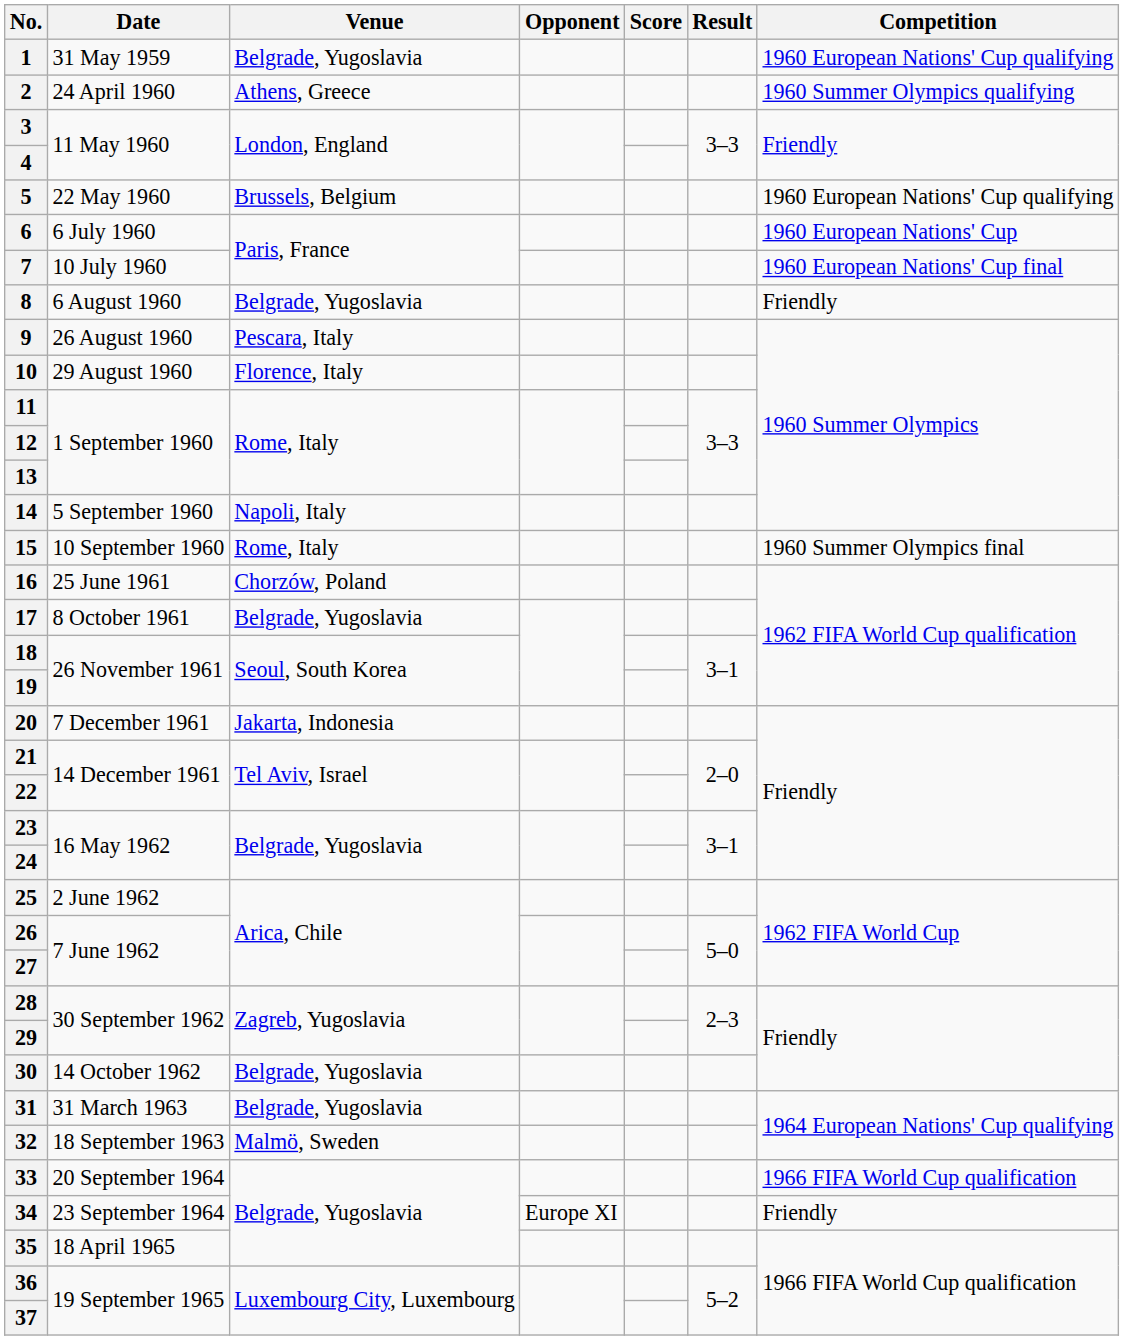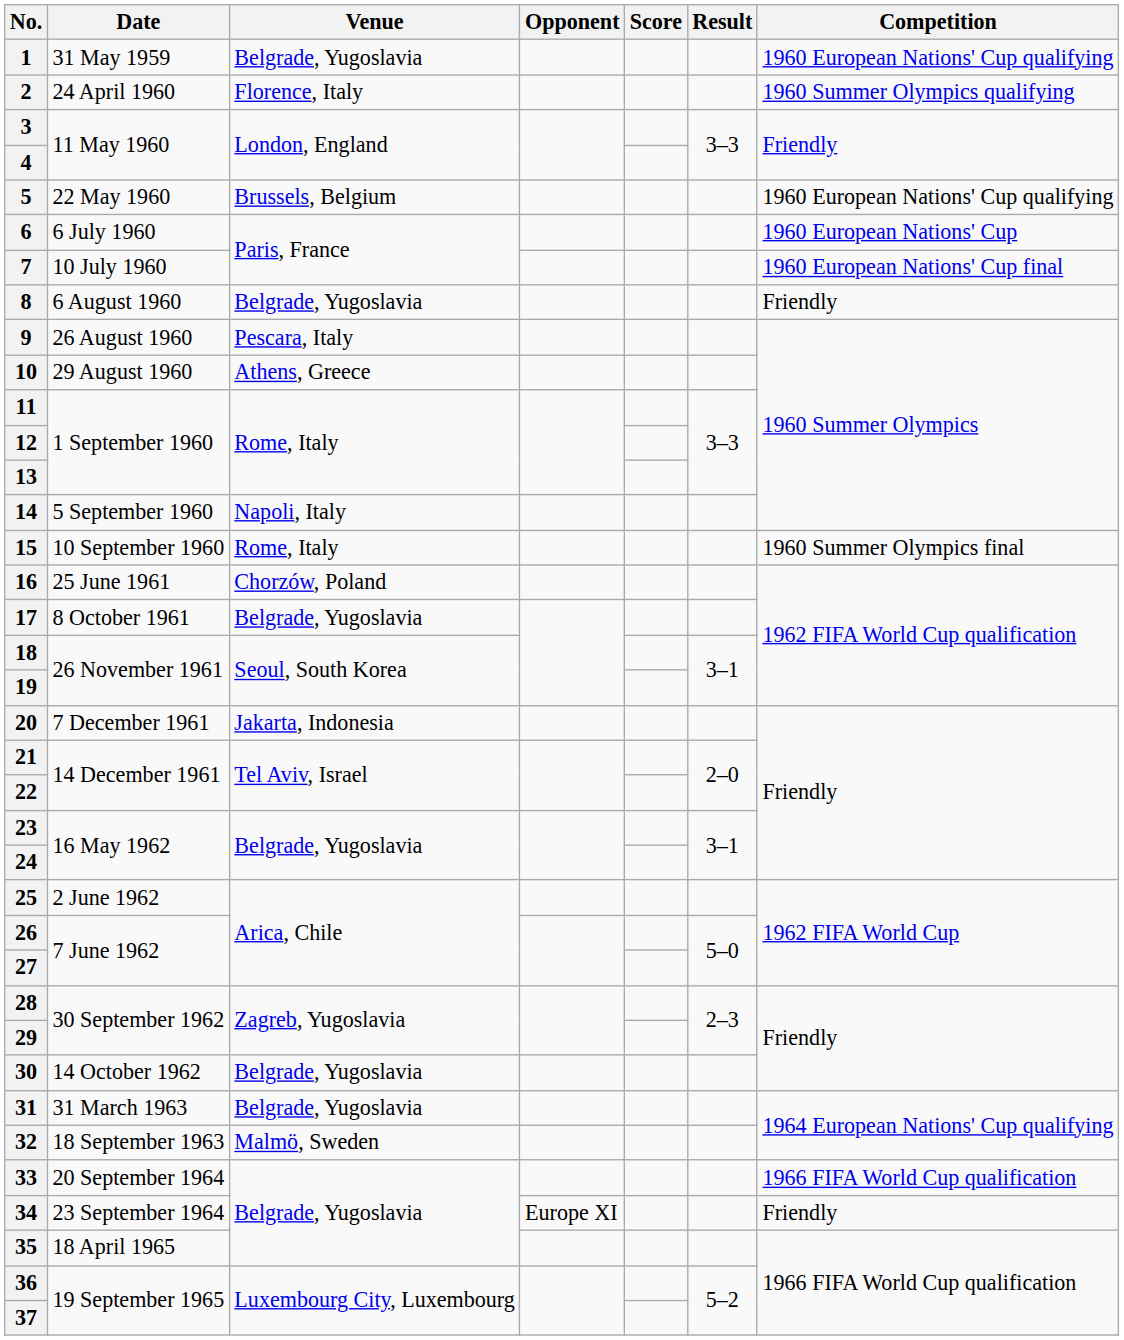(302, 92) Athens, Greece -> (299, 92) Florence, Italy
(299, 372) Florence, Italy -> (302, 372) Athens, Greece
